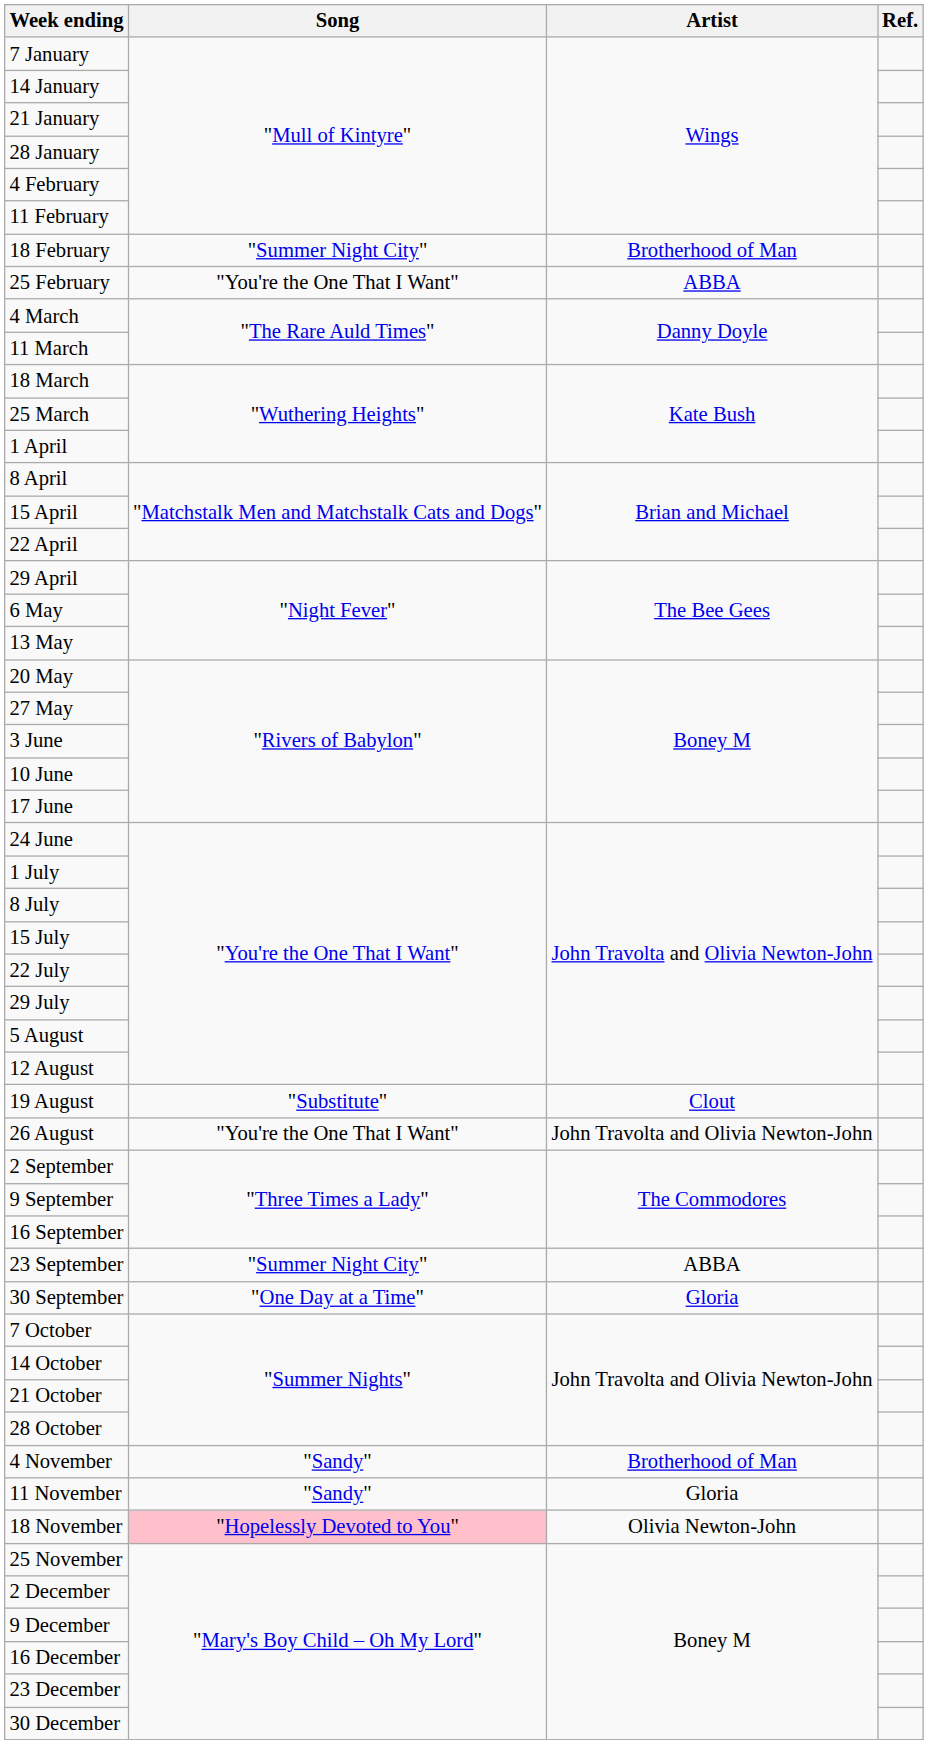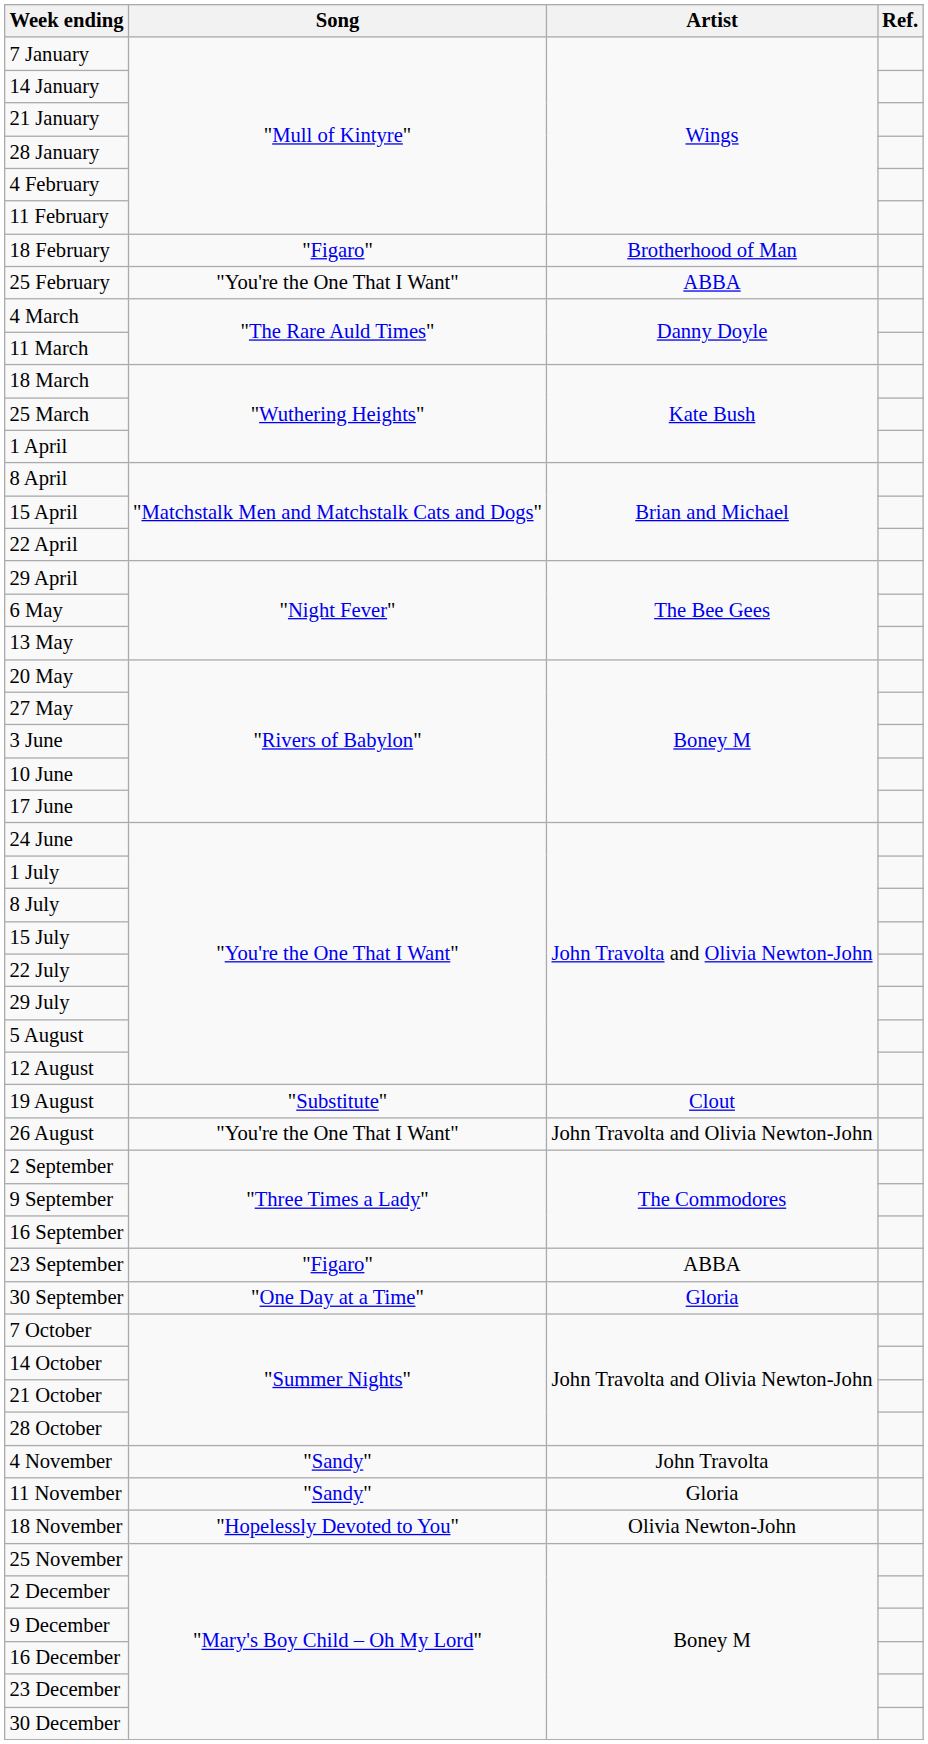(338, 250) "Summer Night City" -> (338, 250) "Figaro"
(338, 1264) "Summer Night City" -> (338, 1264) "Figaro"
(712, 1461) Brotherhood of Man -> (712, 1461) John Travolta
(338, 1526) pink background -> (338, 1526) no background
